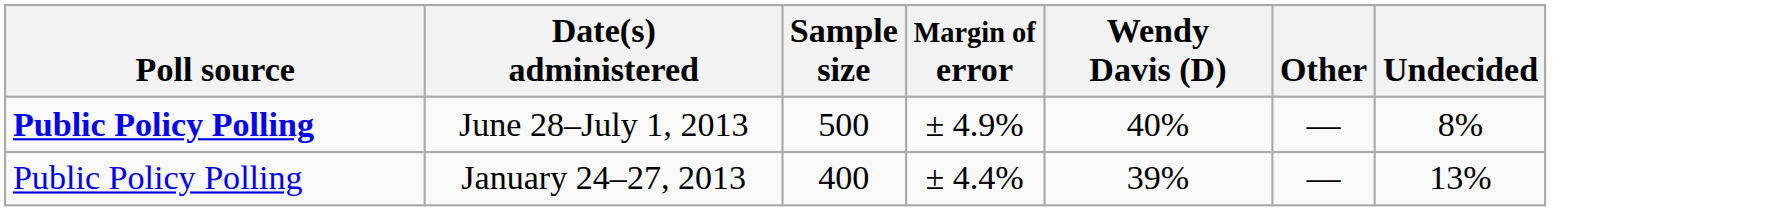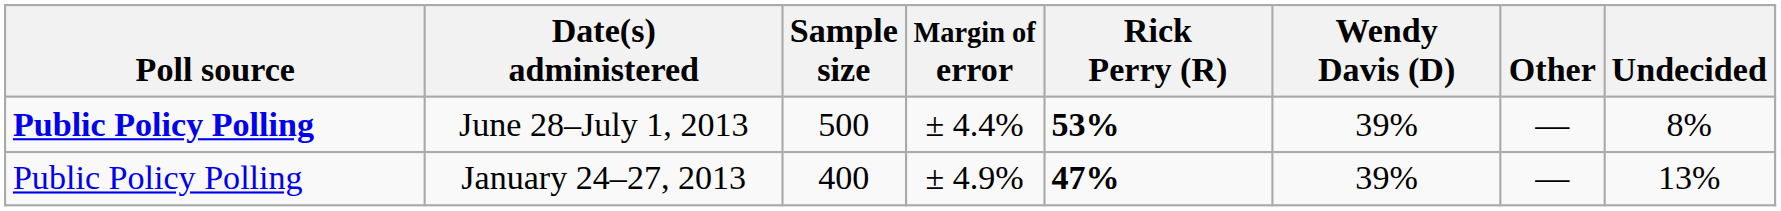+ column: (1158, 50)
(975, 123) ± 4.9% -> (975, 123) ± 4.4%
(1158, 123) 40% -> (1387, 123) 39%
(975, 177) ± 4.4% -> (975, 177) ± 4.9%
